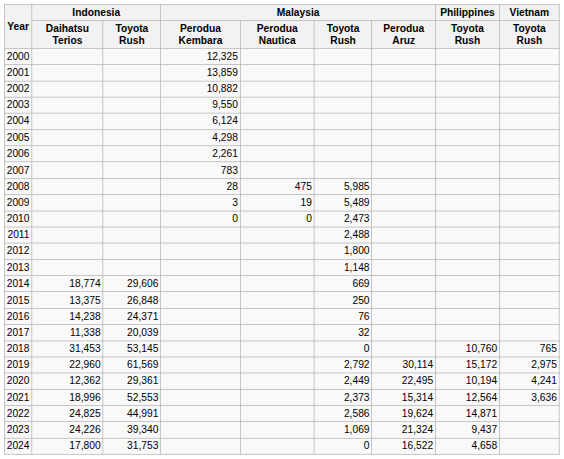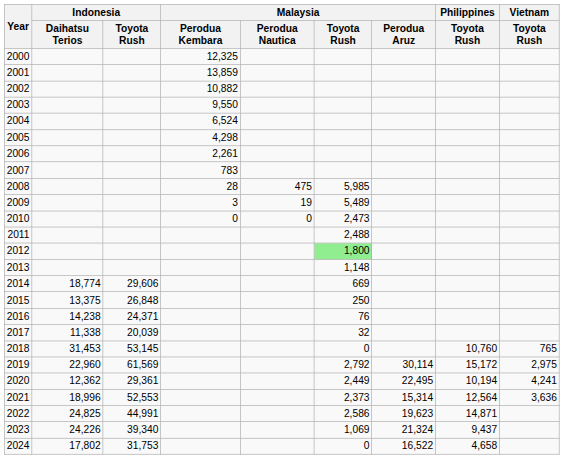(225, 121) 6,124 -> (225, 121) 6,524
(357, 251) no background -> (357, 251) lightgreen background
(417, 413) 19,624 -> (417, 413) 19,623
(85, 446) 17,800 -> (85, 446) 17,802
